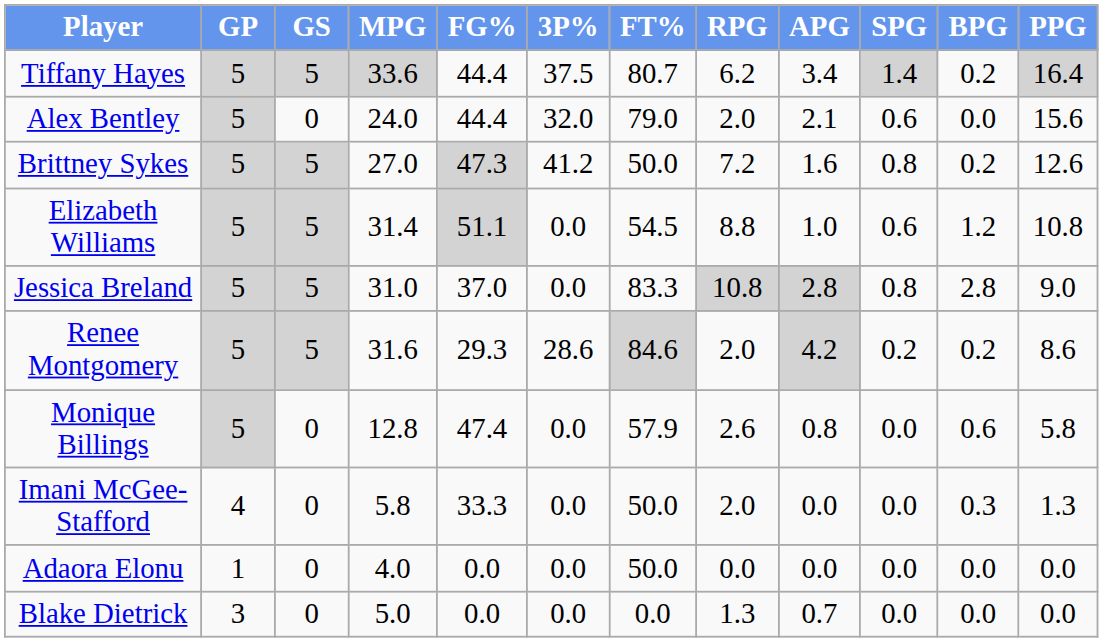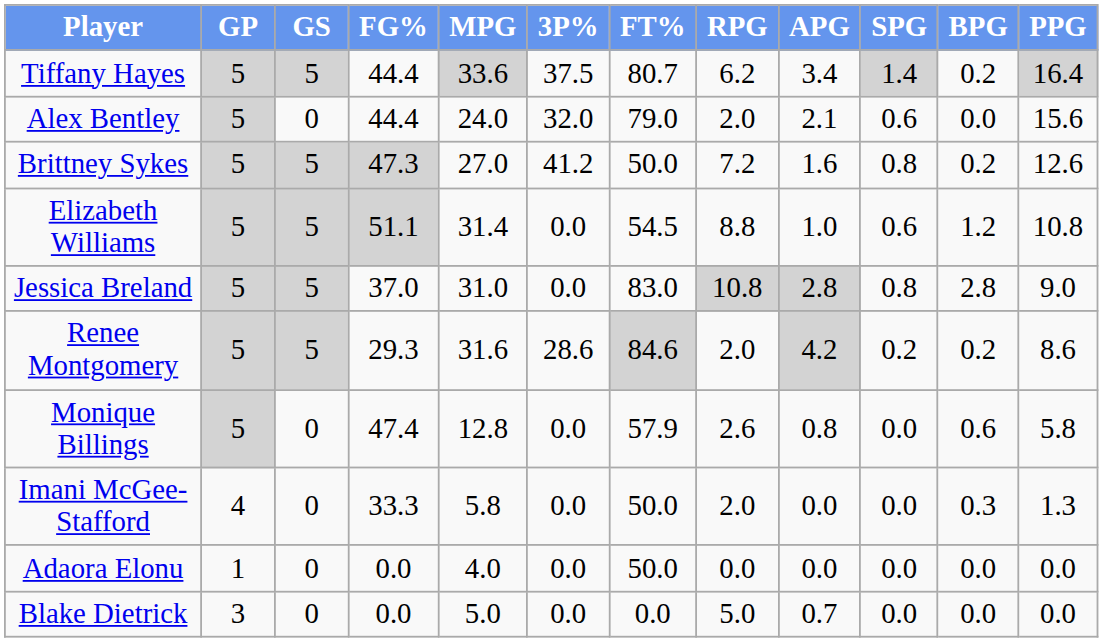columns swapped: (393, 27) <-> (482, 27)
(653, 288) 83.3 -> (653, 288) 83.0
(737, 613) 1.3 -> (737, 613) 5.0
